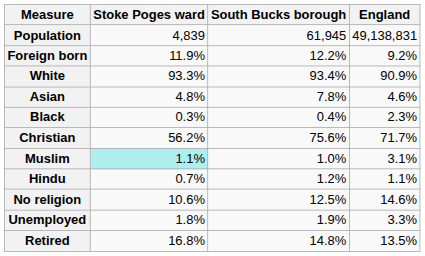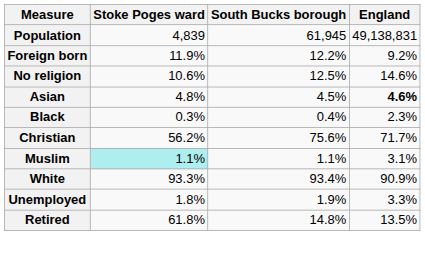rows swapped: (47, 76) <-> (47, 199)
(331, 96) 7.8% -> (331, 96) 4.5%
(402, 96) normal -> (402, 96) bold
(331, 158) 1.0% -> (331, 158) 1.1%
- row: (47, 179)
(187, 240) 16.8% -> (187, 220) 61.8%
